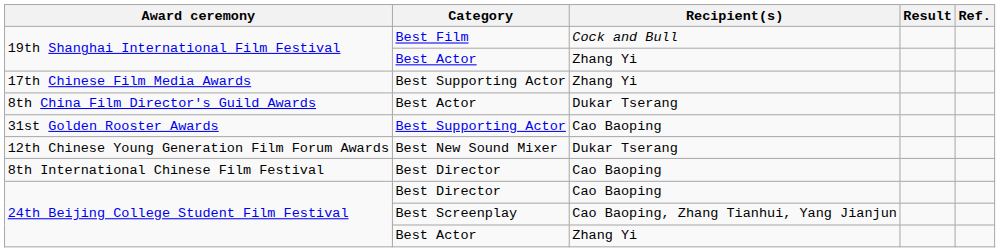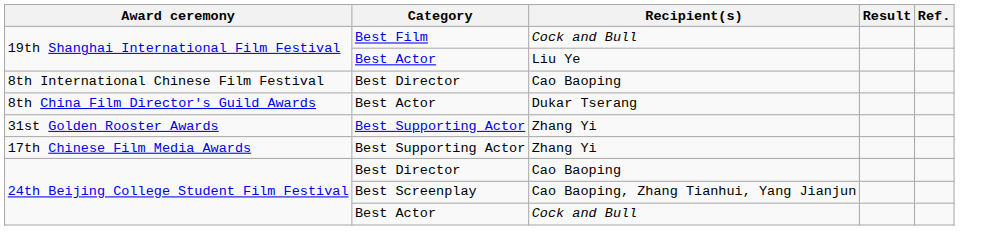(605, 60) Zhang Yi -> (556, 60) Liu Ye
rows swapped: (166, 170) <-> (129, 82)
(617, 126) Cao Baoping -> (564, 126) Zhang Yi
- row: (198, 148)
(605, 236) Zhang Yi -> (584, 214) Cock and Bull
